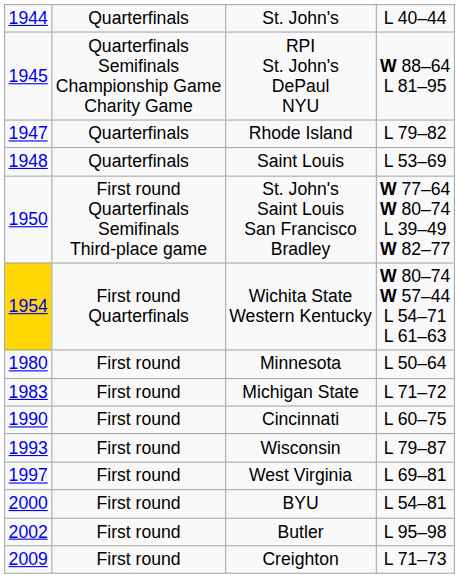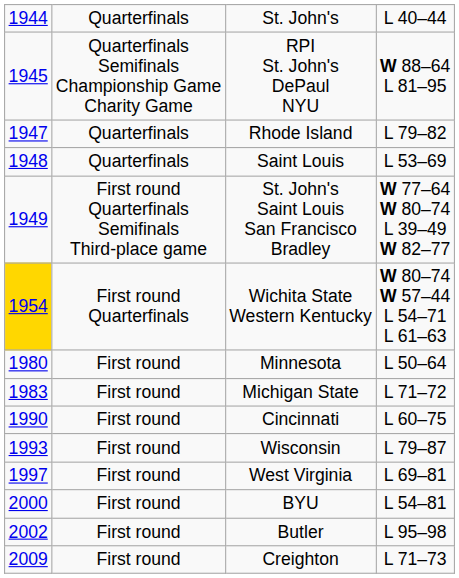(28, 219) 1950 -> (28, 219) 1949
